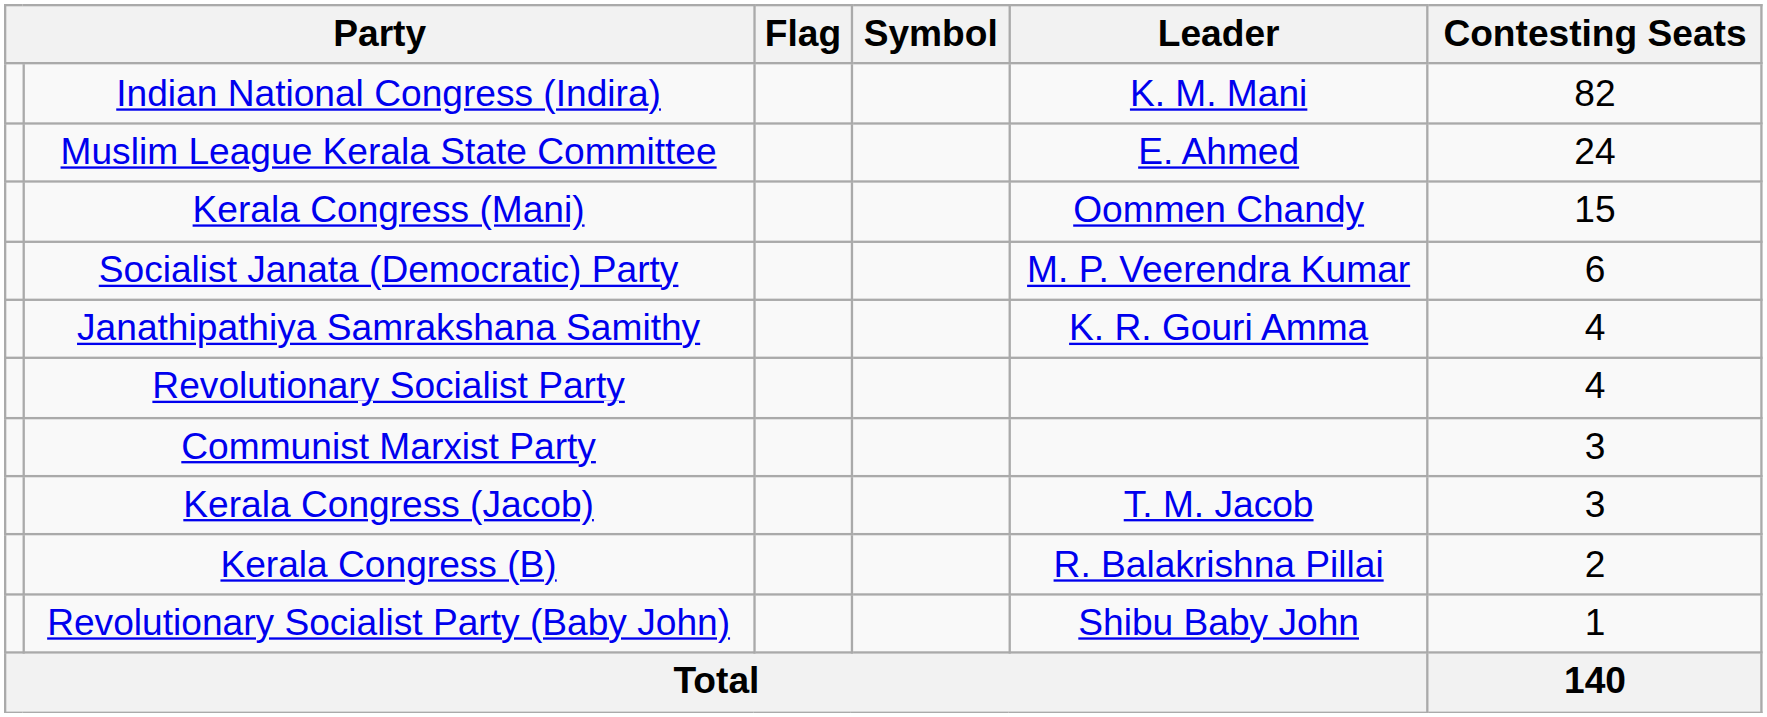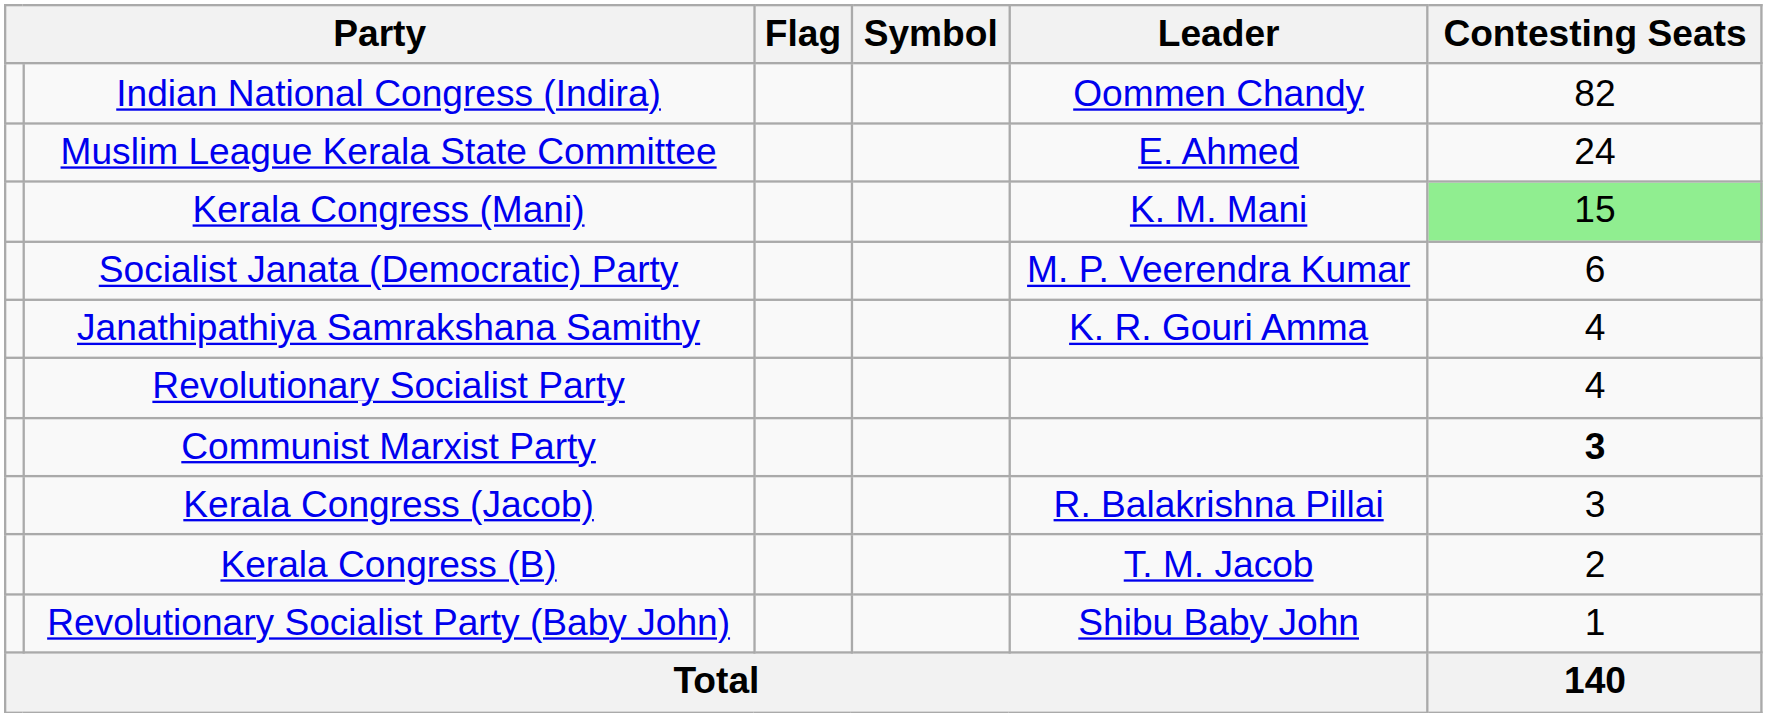(1219, 92) K. M. Mani -> (1219, 92) Oommen Chandy
(1219, 210) Oommen Chandy -> (1219, 210) K. M. Mani
(1595, 210) no background -> (1595, 210) lightgreen background
(1595, 446) normal -> (1595, 446) bold
(1219, 504) T. M. Jacob -> (1219, 504) R. Balakrishna Pillai
(1219, 563) R. Balakrishna Pillai -> (1219, 563) T. M. Jacob
